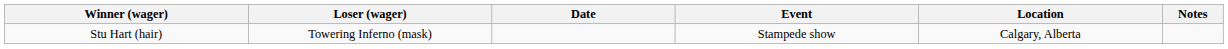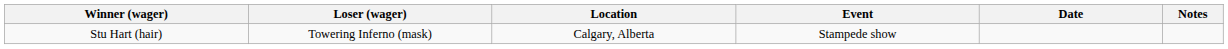columns swapped: (1040, 14) <-> (583, 14)
